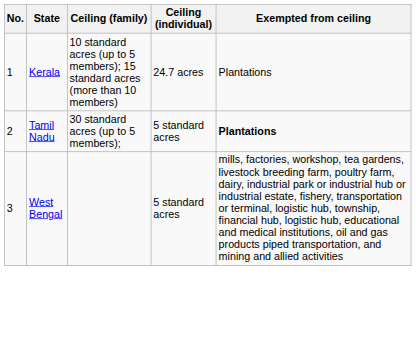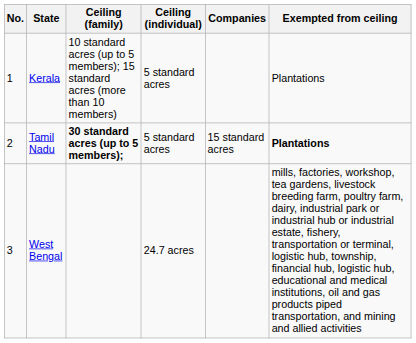+ column: (237, 19)
(178, 72) 24.7 acres -> (169, 78) 5 standard acres
(102, 131) normal -> (103, 143) bold
(179, 208) 5 standard acres -> (169, 250) 24.7 acres
